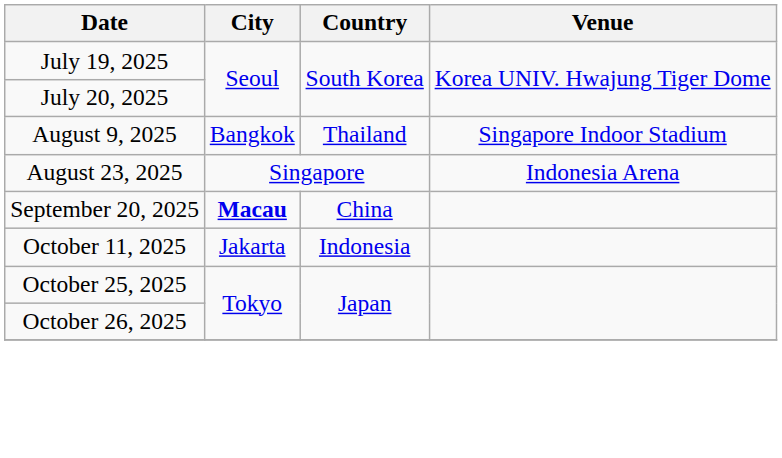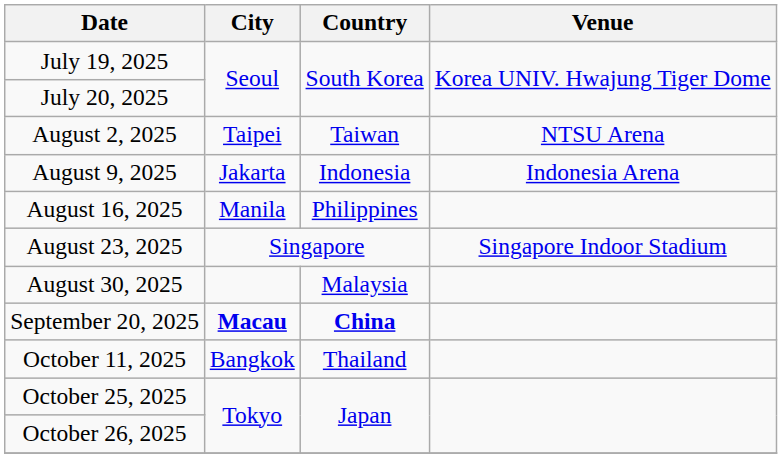+ row: (105, 135)
(252, 135) Bangkok -> (252, 172) Jakarta
(365, 135) Thailand -> (365, 172) Indonesia
(603, 135) Singapore Indoor Stadium -> (603, 172) Indonesia Arena
+ row: (105, 209)
(603, 172) Indonesia Arena -> (603, 246) Singapore Indoor Stadium
+ row: (105, 284)
(365, 209) normal -> (365, 321) bold
(252, 246) Jakarta -> (252, 358) Bangkok
(365, 246) Indonesia -> (365, 358) Thailand
